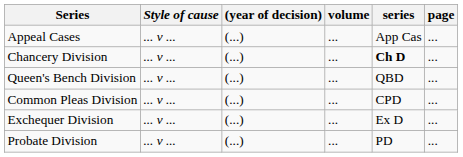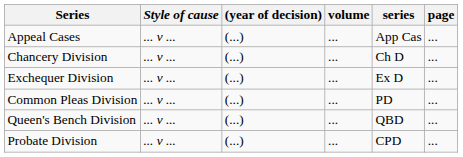(390, 57) bold -> (390, 57) normal
rows swapped: (72, 78) <-> (60, 120)
(388, 99) CPD -> (384, 99) PD
(384, 141) PD -> (388, 141) CPD
